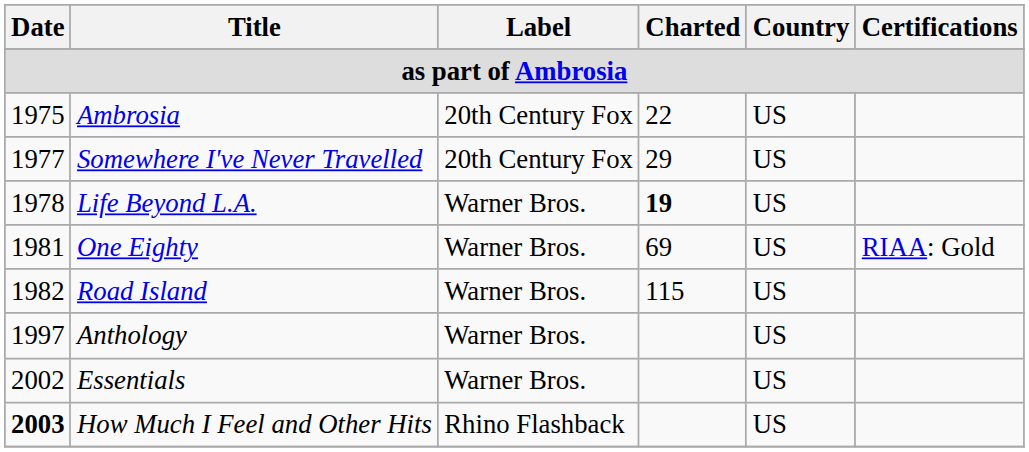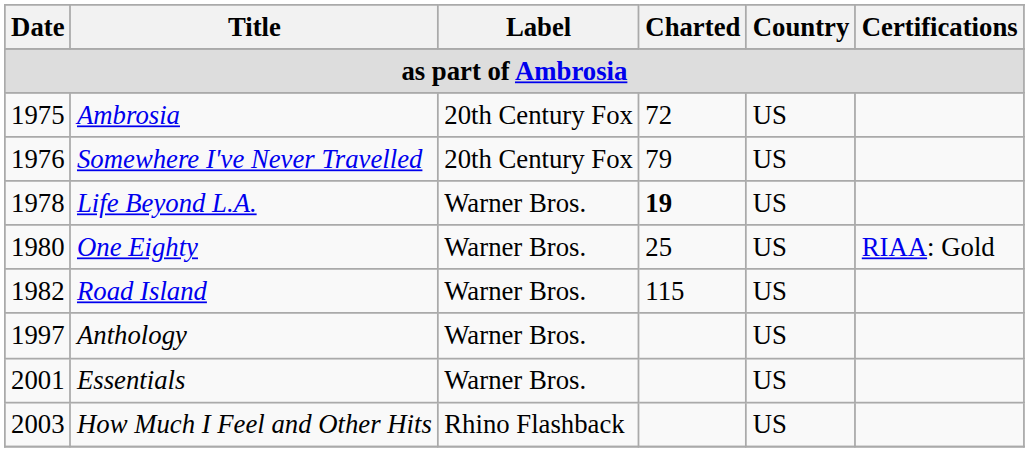(659, 114) 22 -> (659, 114) 72
(38, 159) 1977 -> (38, 159) 1976
(659, 159) 29 -> (659, 159) 79
(38, 247) 1981 -> (38, 247) 1980
(659, 247) 69 -> (659, 247) 25
(38, 379) 2002 -> (38, 379) 2001
(38, 423) bold -> (38, 423) normal
